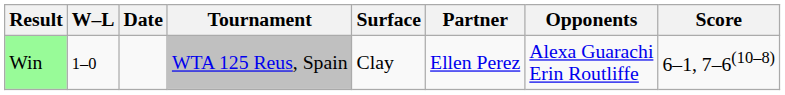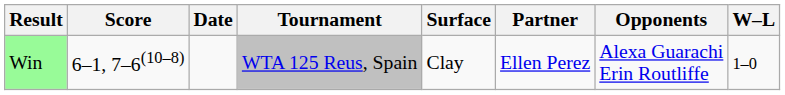columns swapped: (93, 20) <-> (719, 20)
